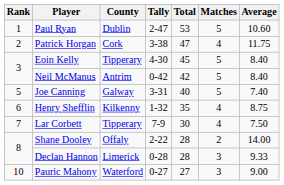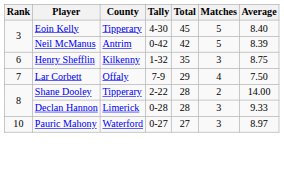- row: (55, 28)
- row: (65, 44)
(259, 76) 8.40 -> (259, 44) 8.39
- row: (60, 92)
(219, 108) 4 -> (219, 60) 3
(122, 124) Tipperary -> (116, 76) Offaly
(185, 124) 30 -> (185, 76) 29
(116, 140) Offaly -> (122, 92) Tipperary
(259, 172) 9.00 -> (259, 124) 8.97
